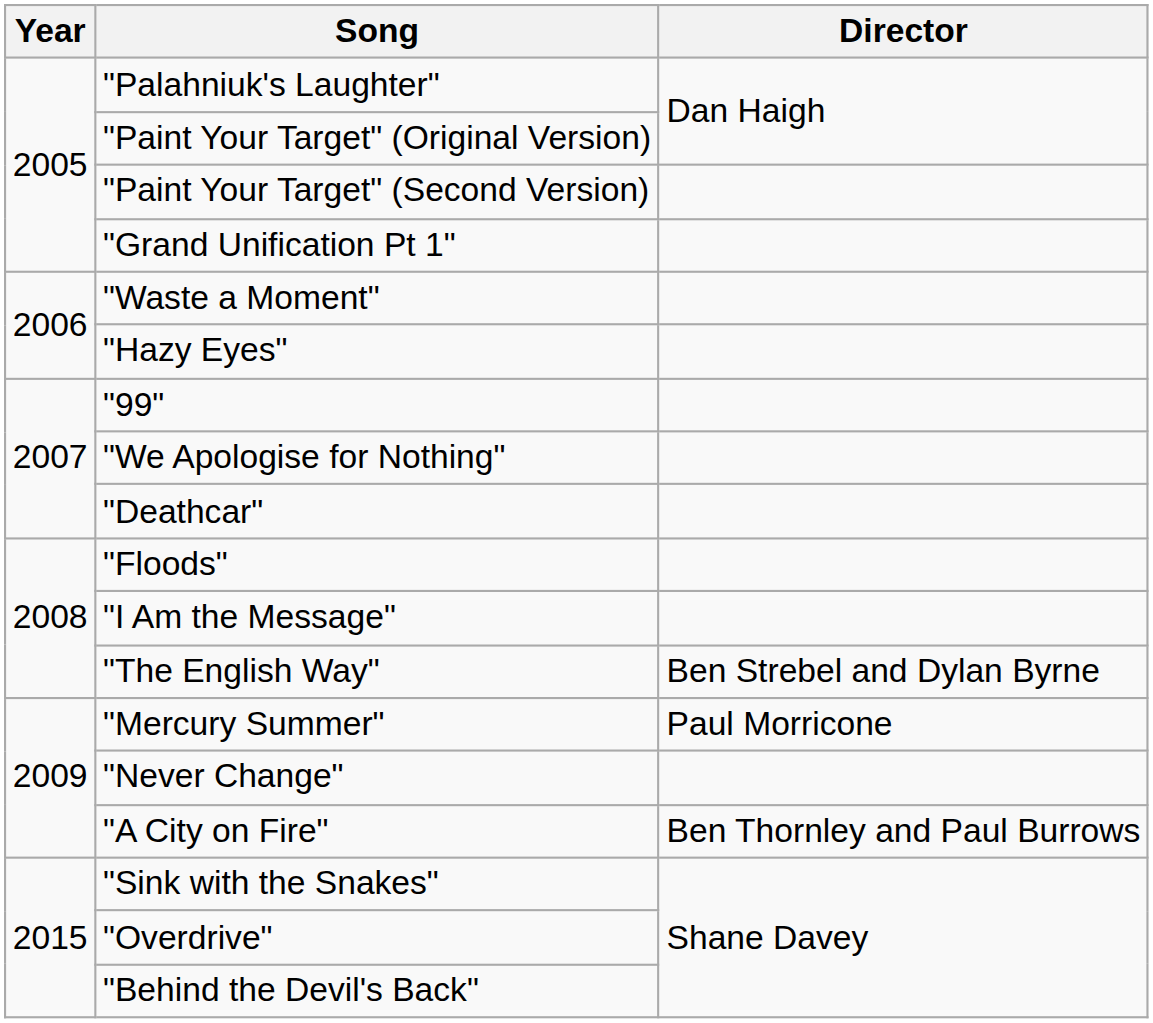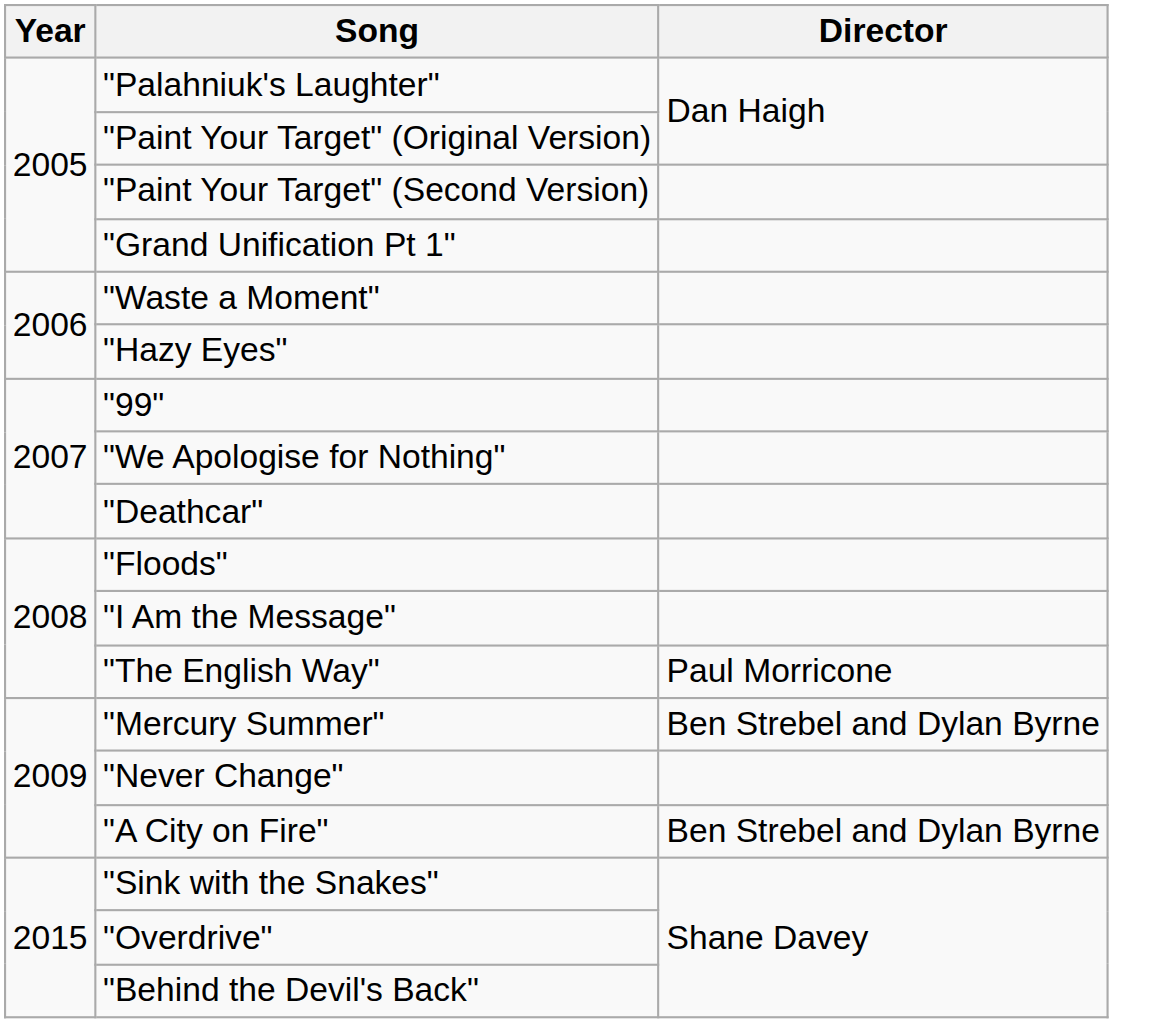(883, 670) Ben Strebel and Dylan Byrne -> (780, 670) Paul Morricone
(780, 723) Paul Morricone -> (883, 723) Ben Strebel and Dylan Byrne
(903, 830) Ben Thornley and Paul Burrows -> (883, 830) Ben Strebel and Dylan Byrne
